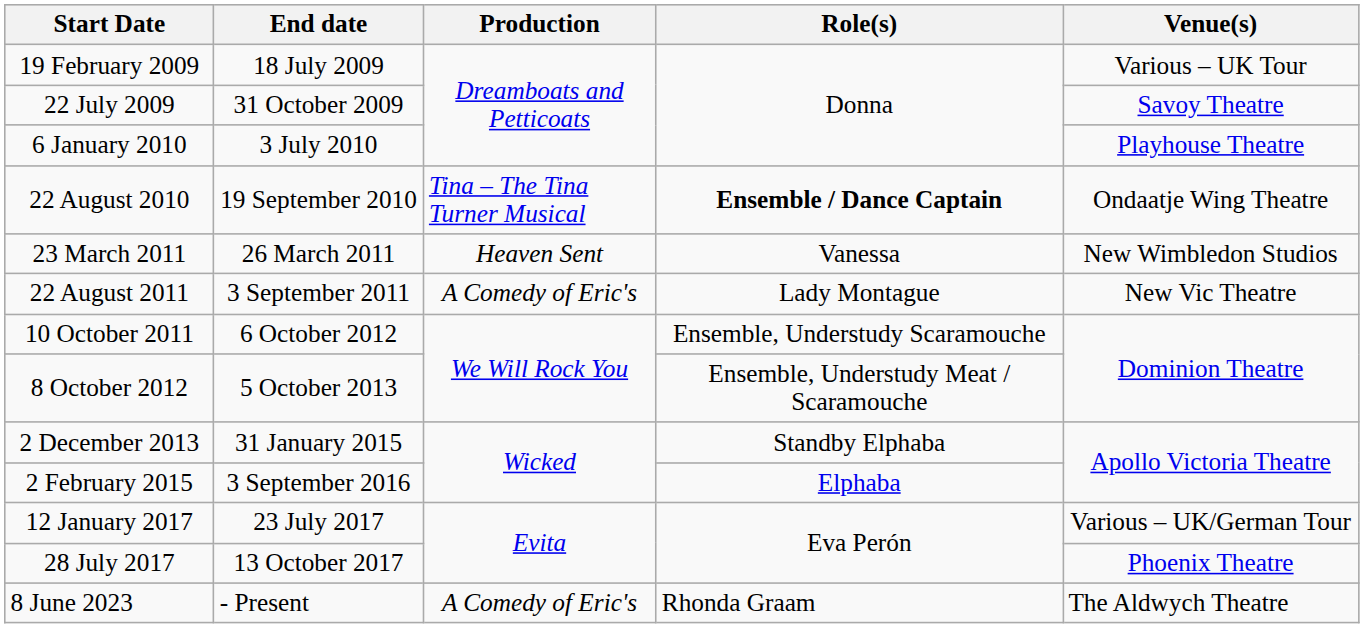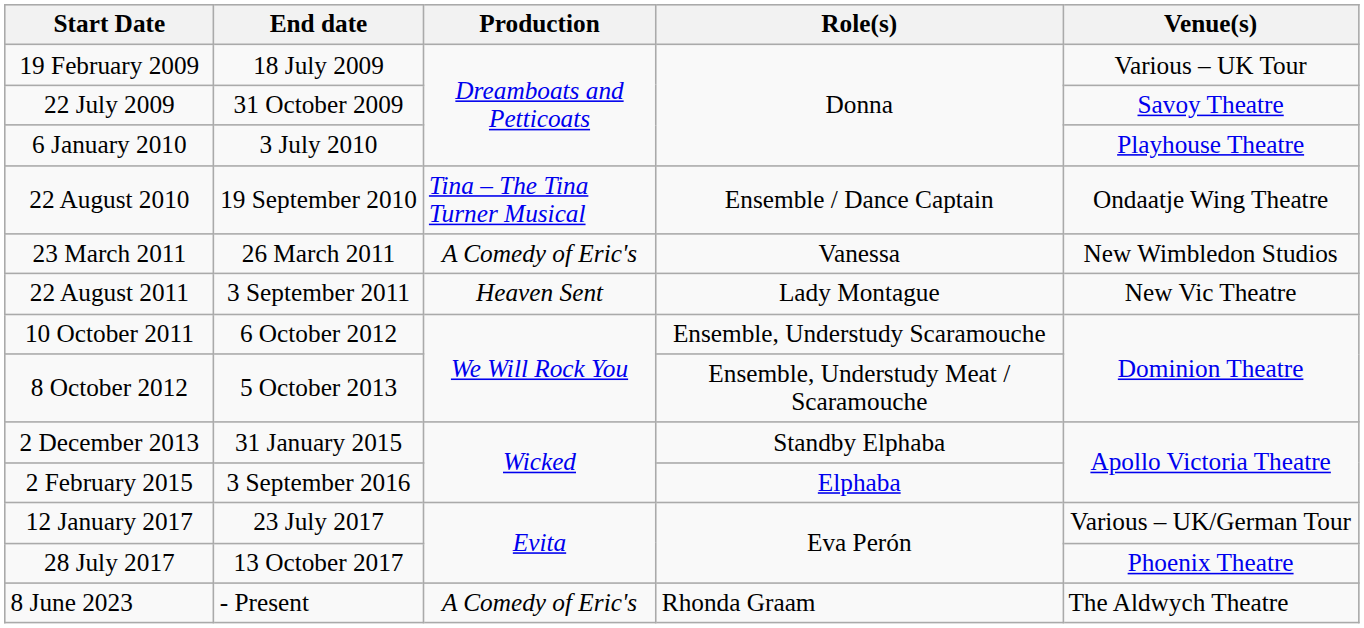(859, 199) bold -> (859, 199) normal
(540, 253) Heaven Sent -> (540, 253) A Comedy of Eric's
(540, 293) A Comedy of Eric's -> (540, 293) Heaven Sent
